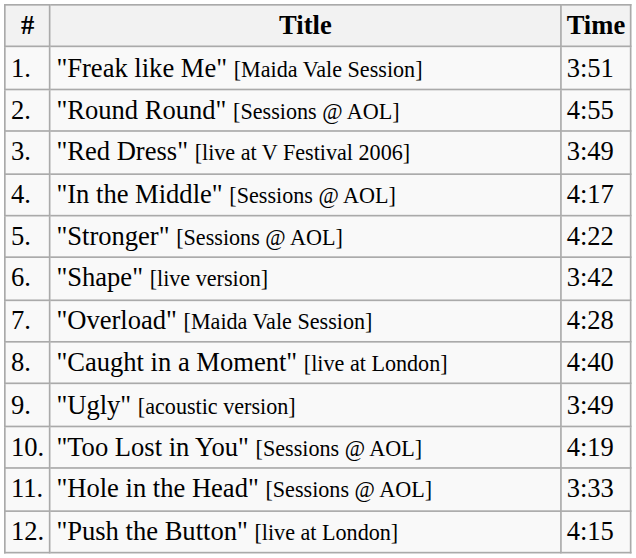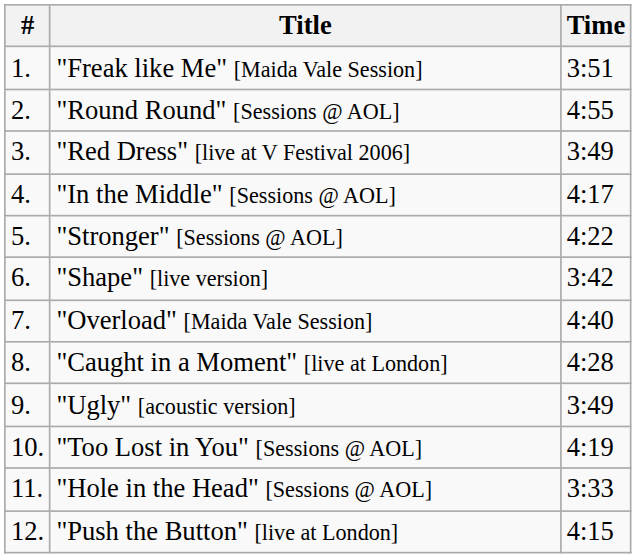(590, 320) 4:28 -> (590, 320) 4:40
(590, 362) 4:40 -> (590, 362) 4:28
